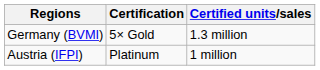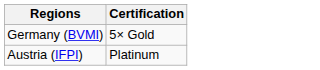- column: (251, 14)
